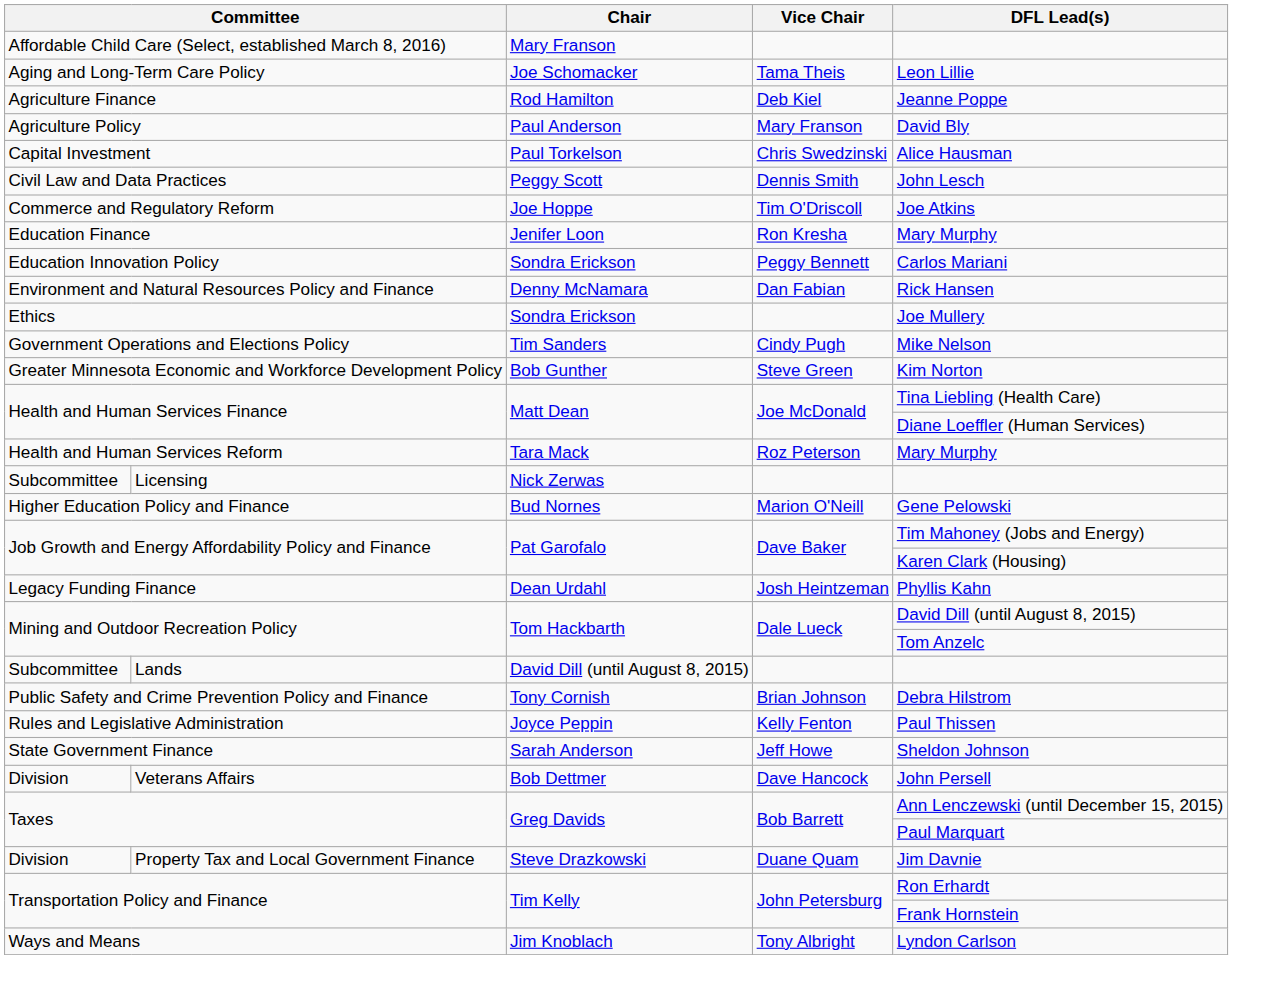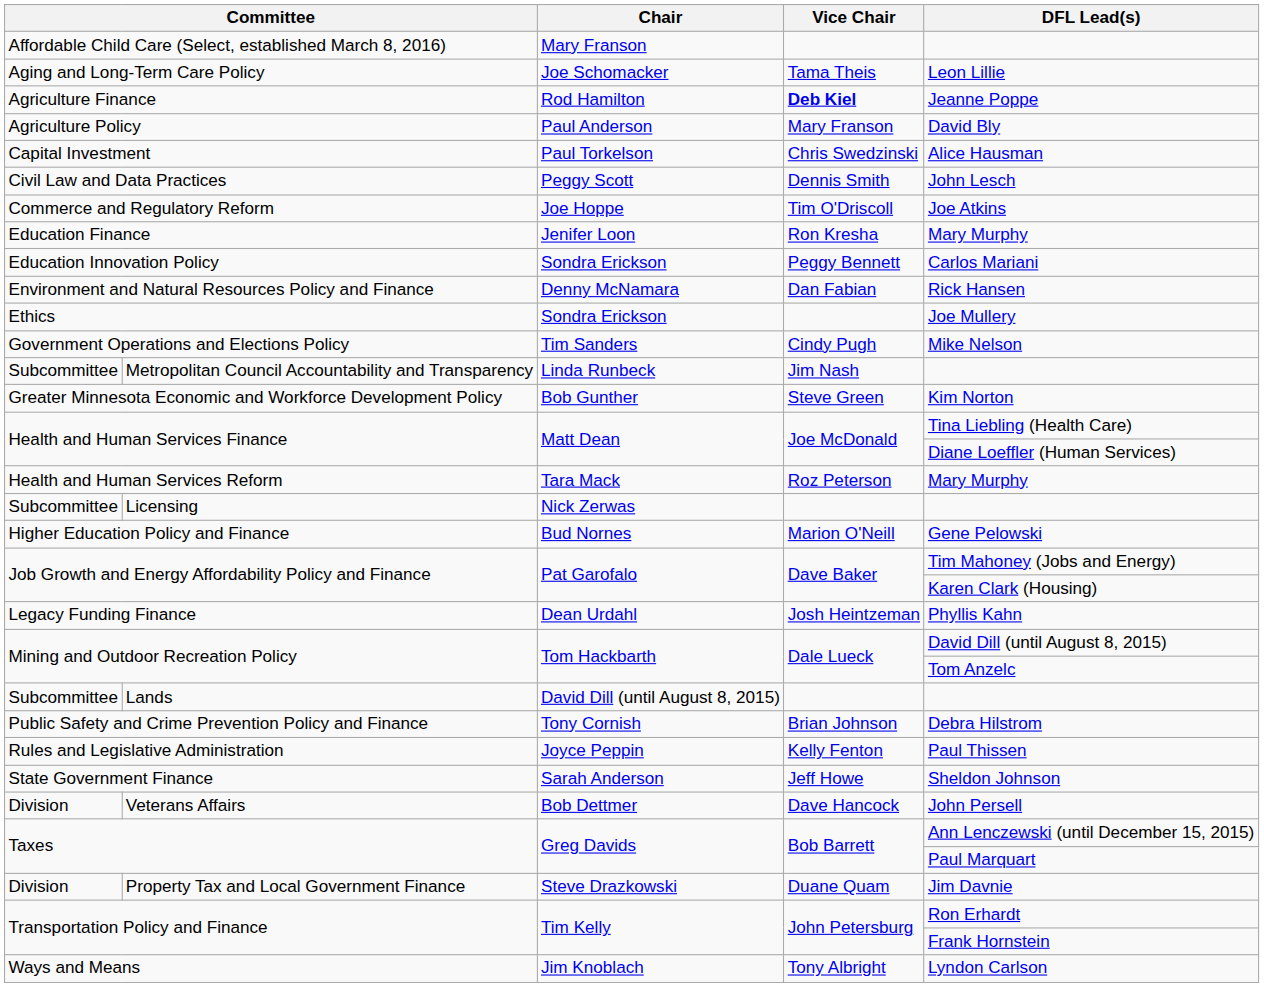(789, 99) normal -> (822, 99) bold
+ row: (329, 371)
